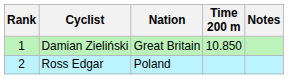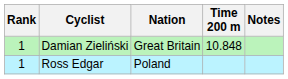(224, 45) 10.850 -> (224, 45) 10.848
(22, 64) 2 -> (22, 64) 1
